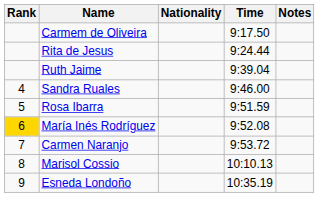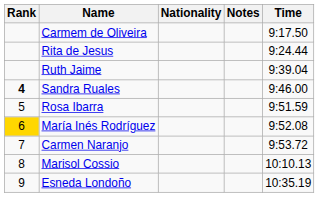columns swapped: (250, 13) <-> (295, 13)
(22, 88) normal -> (22, 88) bold
